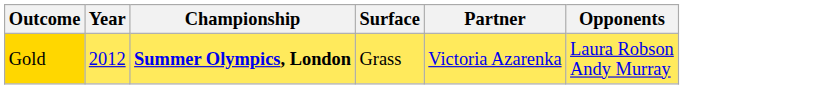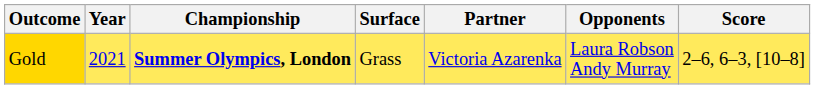+ column: (744, 19)
(107, 58) 2012 -> (107, 58) 2021
